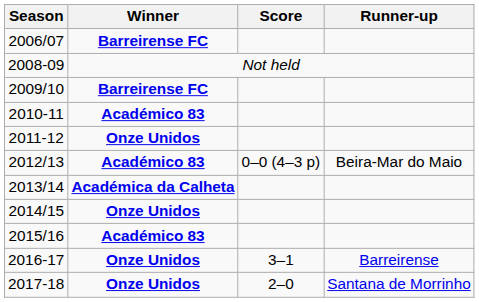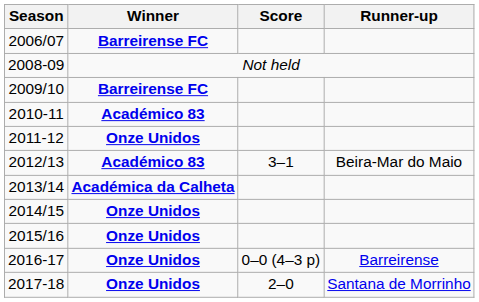(281, 162) 0–0 (4–3 p) -> (281, 162) 3–1
(153, 235) Académico 83 -> (153, 235) Onze Unidos
(281, 260) 3–1 -> (281, 260) 0–0 (4–3 p)
